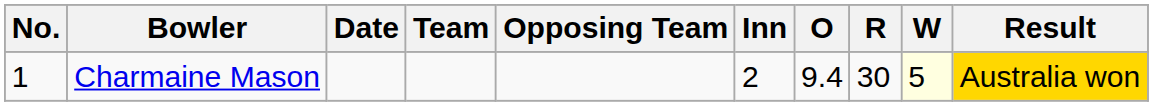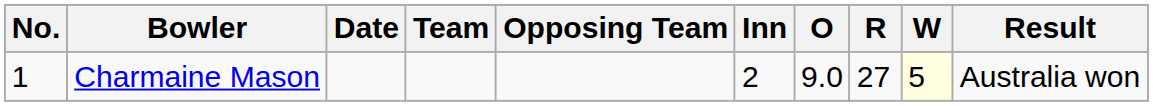(822, 76) 9.4 -> (822, 76) 9.0
(873, 76) 30 -> (873, 76) 27
(1050, 76) gold background -> (1050, 76) no background
